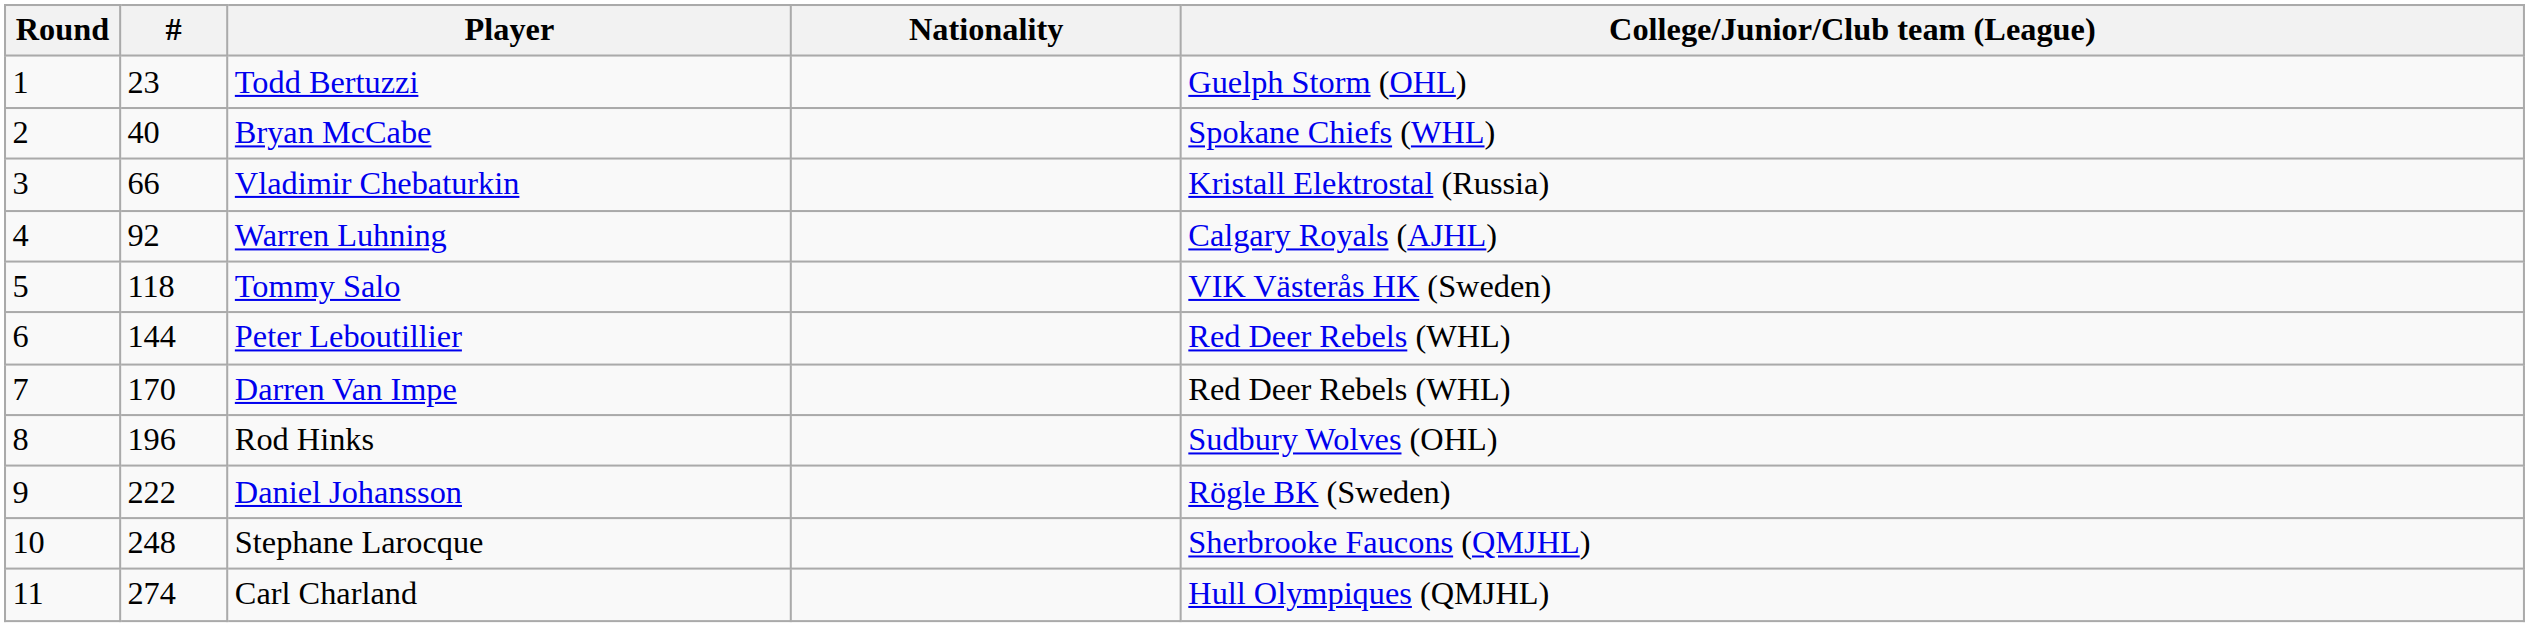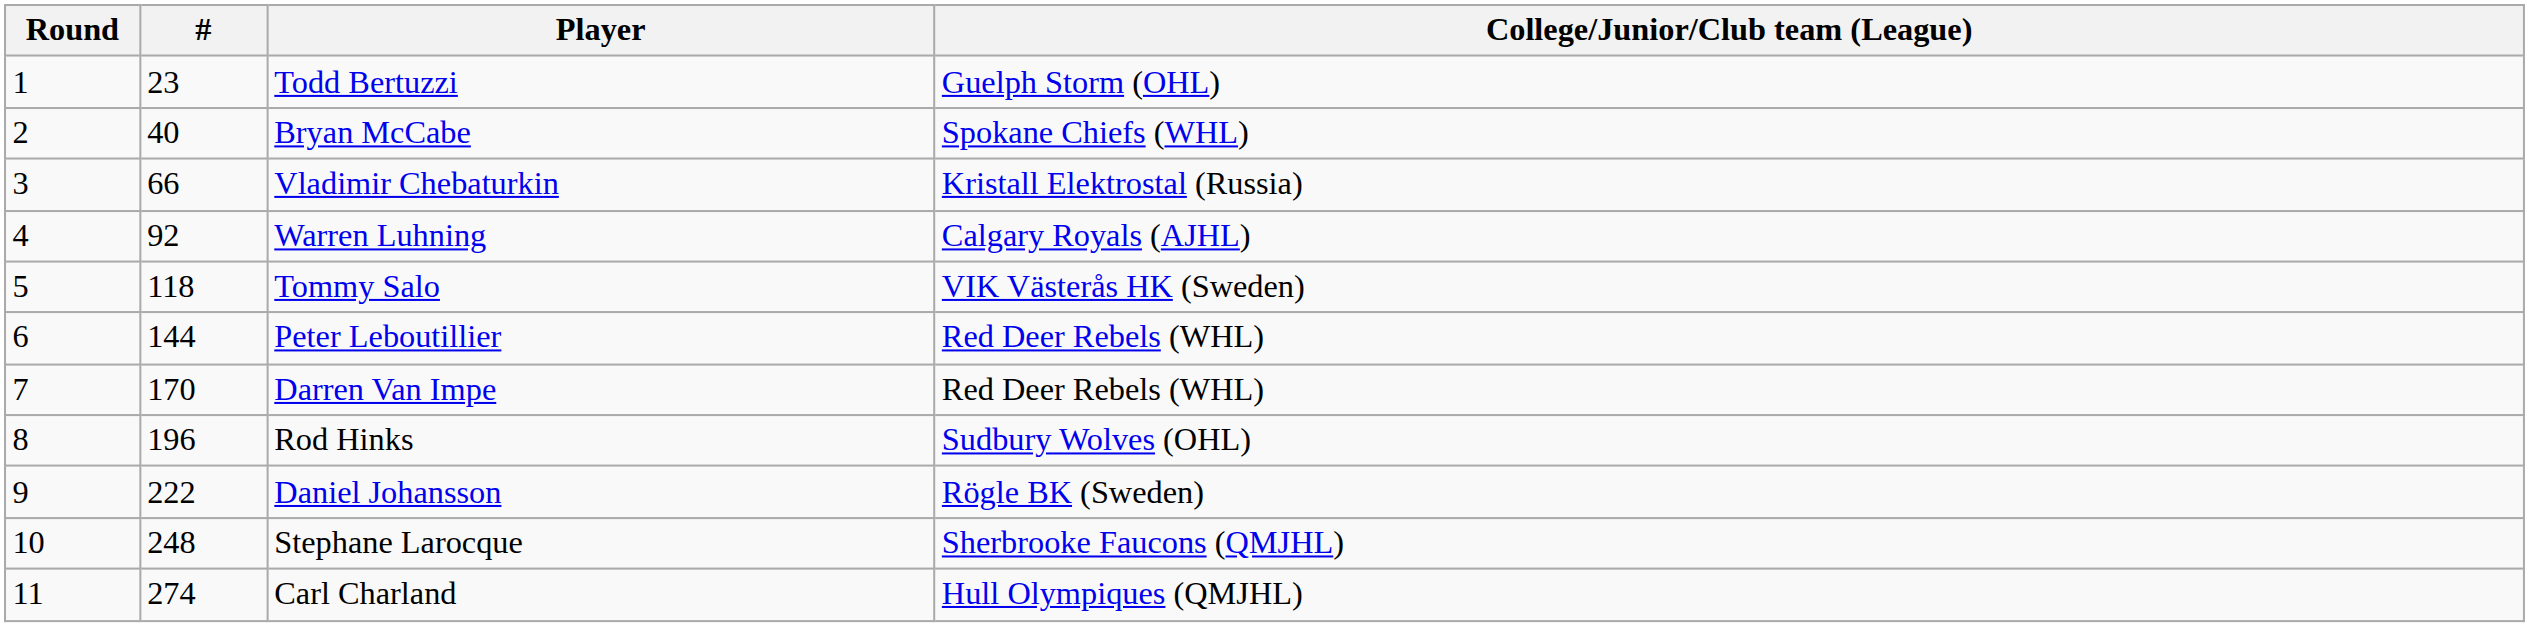- column: (986, 30)
